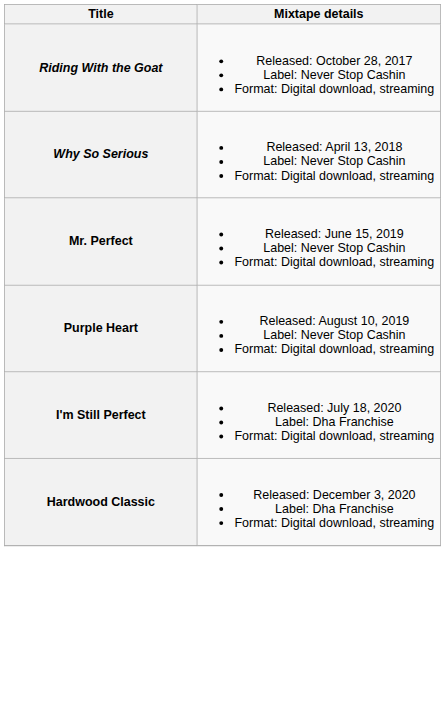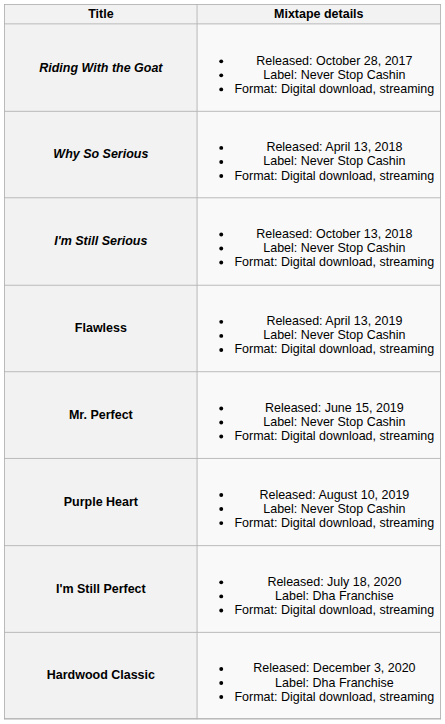+ row: (101, 241)
+ row: (101, 328)
